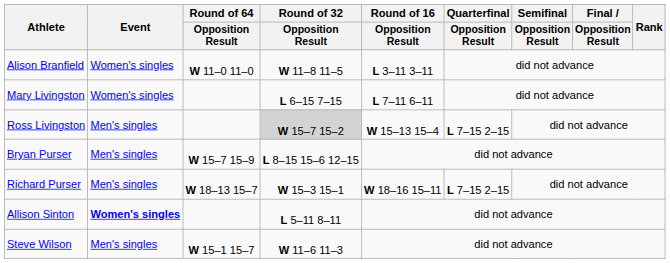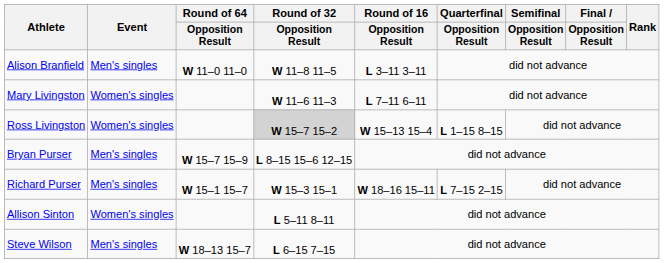(132, 65) Women's singles -> (124, 65) Men's singles
(311, 101) L 6–15 7–15 -> (304, 101) W 11–6 11–3
(124, 125) Men's singles -> (132, 125) Women's singles
(478, 131) L 7–15 2–15 -> (471, 131) L 1–15 8–15
(222, 191) W 18–13 15–7 -> (215, 191) W 15–1 15–7
(135, 214) bold -> (132, 214) normal
(222, 250) W 15–1 15–7 -> (215, 250) W 18–13 15–7
(311, 250) W 11–6 11–3 -> (304, 250) L 6–15 7–15
